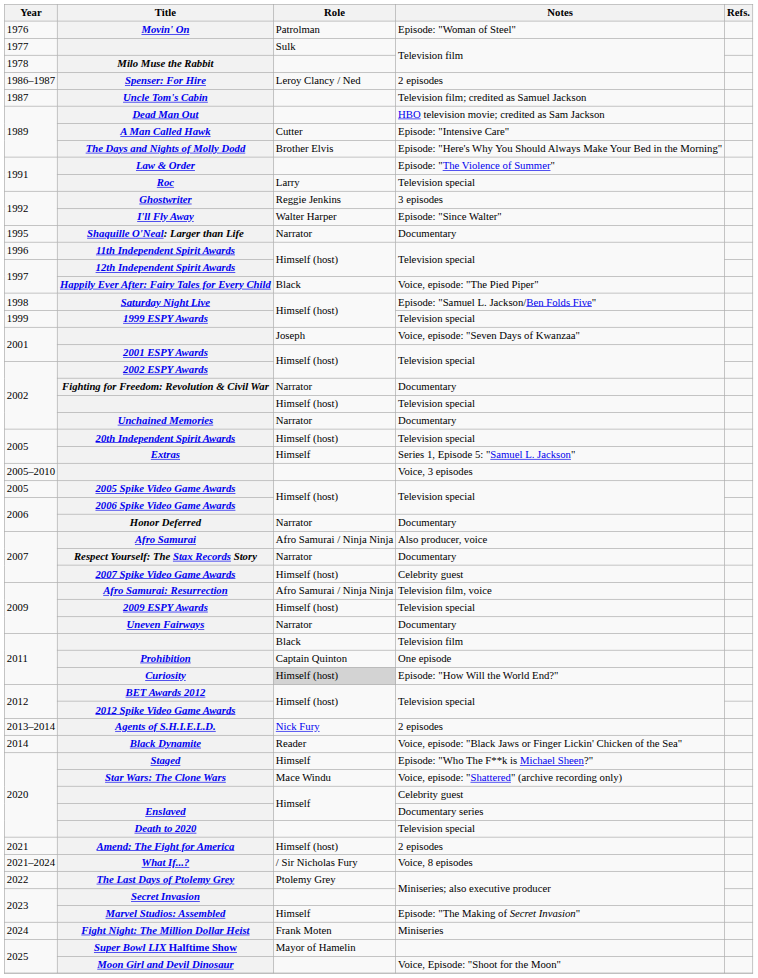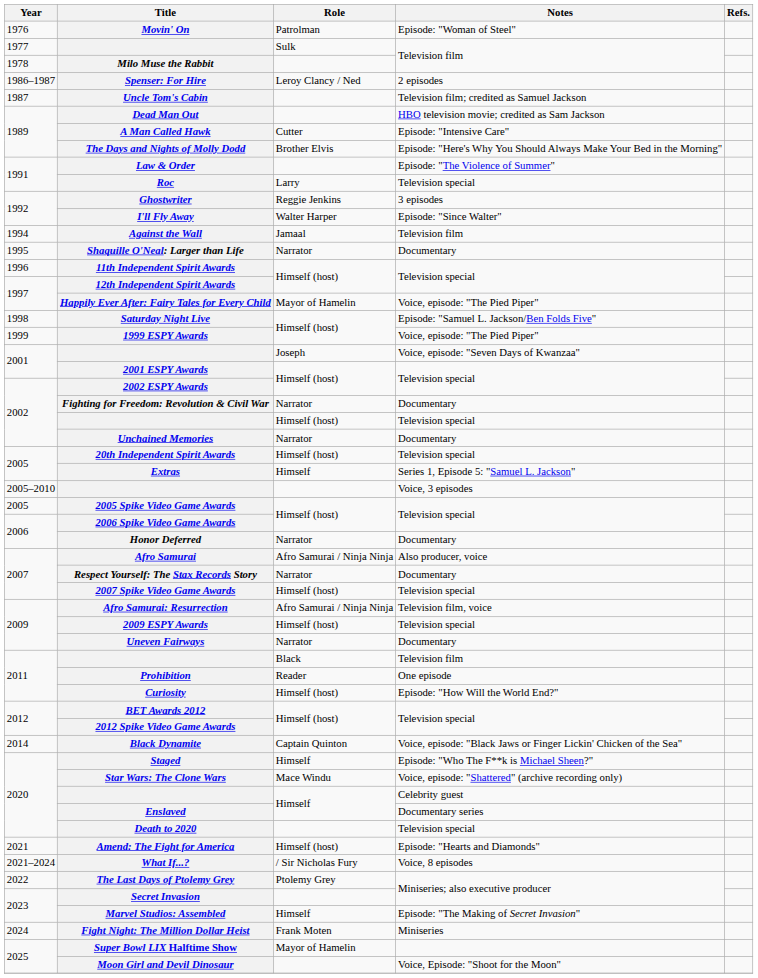+ row: (18, 234)
(288, 285) Black -> (316, 302) Mayor of Hamelin
(437, 319) Television special -> (468, 336) Voice, episode: "The Pied Piper"
(431, 574) Celebrity guest -> (437, 591) Television special
(311, 659) Captain Quinton -> (291, 676) Reader
(307, 676) lightgrey background -> (307, 693) no background
- row: (31, 727)
(291, 744) Reader -> (311, 744) Captain Quinton
(421, 846) 2 episodes -> (469, 846) Episode: "Hearts and Diamonds"
